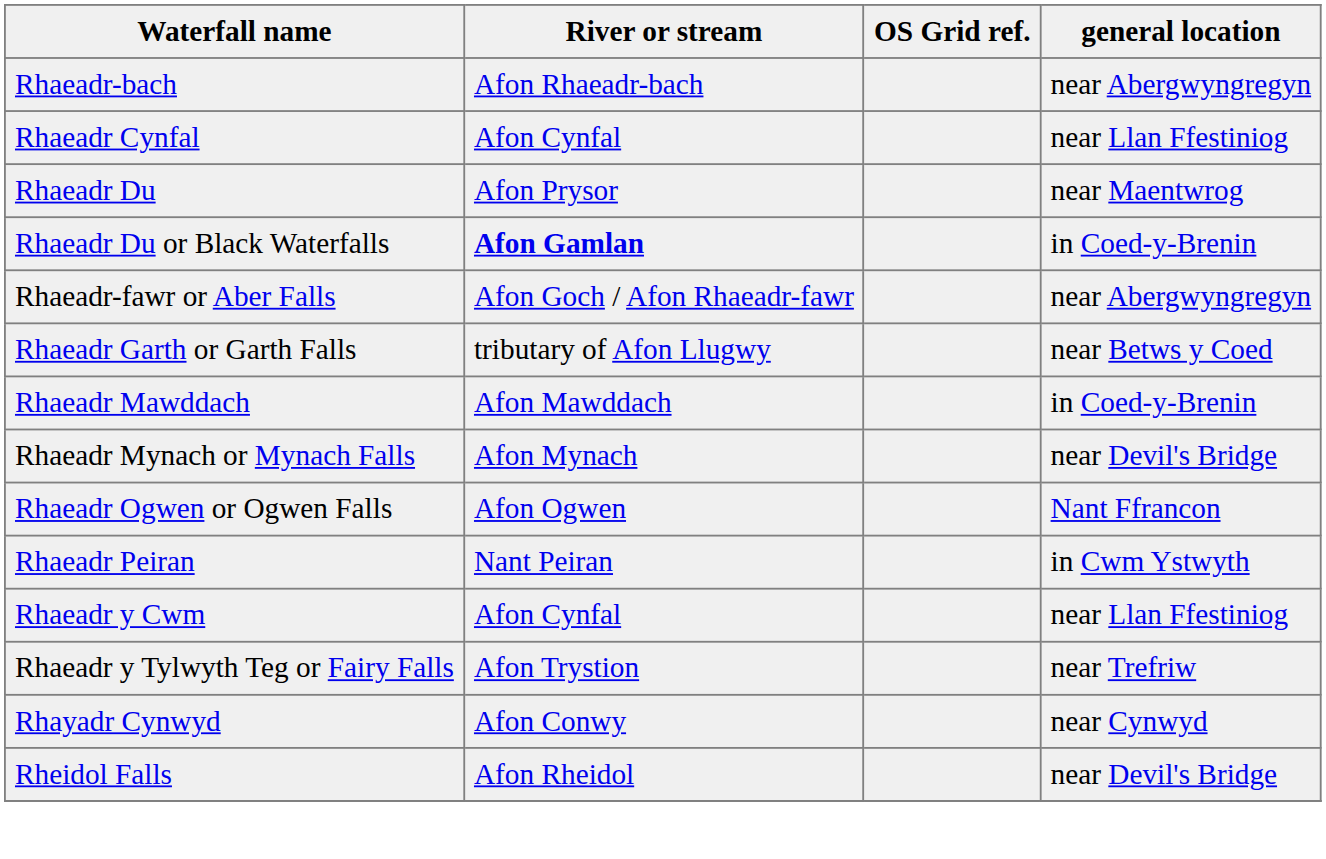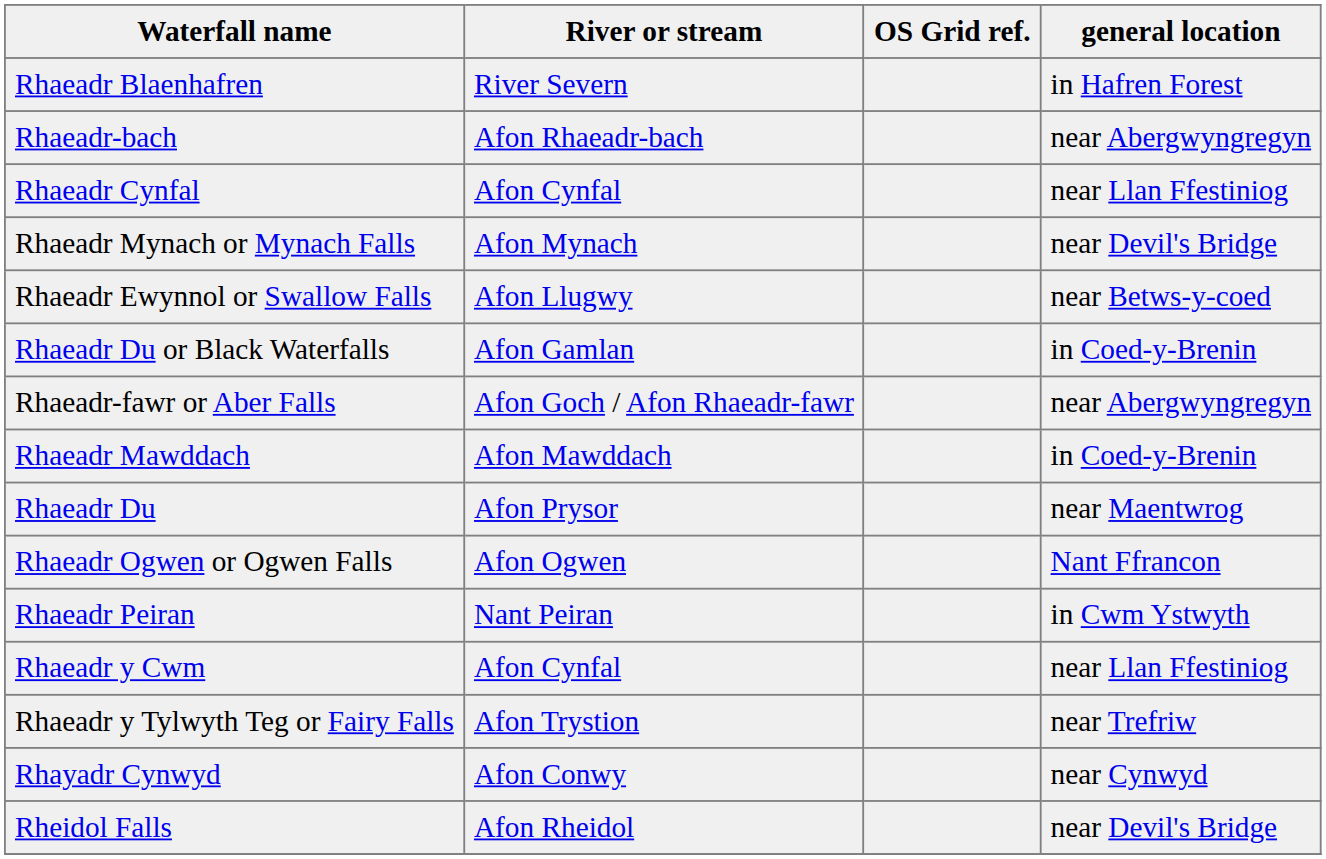+ row: (139, 84)
rows swapped: (85, 190) <-> (215, 455)
+ row: (223, 296)
(559, 243) bold -> (554, 349) normal
- row: (186, 349)
